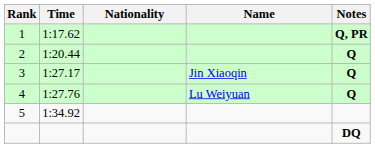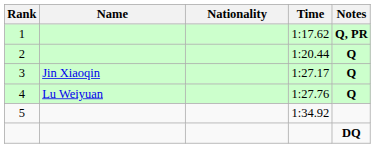columns swapped: (259, 14) <-> (61, 14)
